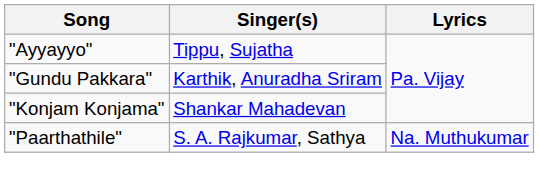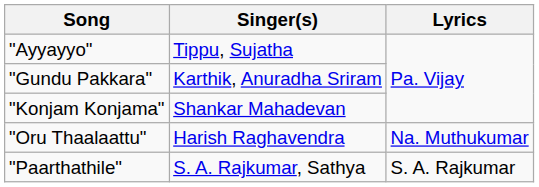+ row: (78, 138)
(460, 138) Na. Muthukumar -> (453, 168) S. A. Rajkumar
